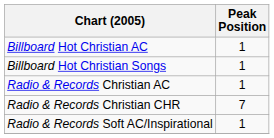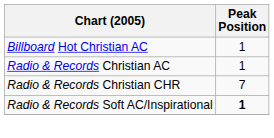- row: (87, 66)
(242, 124) normal -> (242, 104) bold
